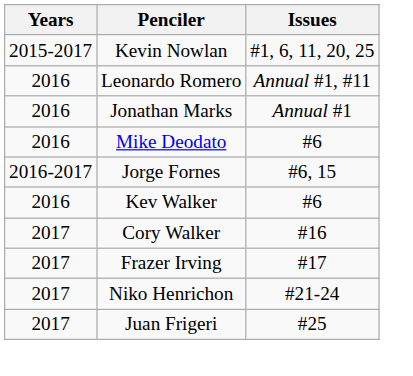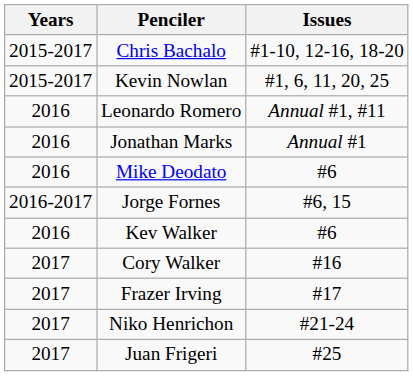+ row: (171, 50)
